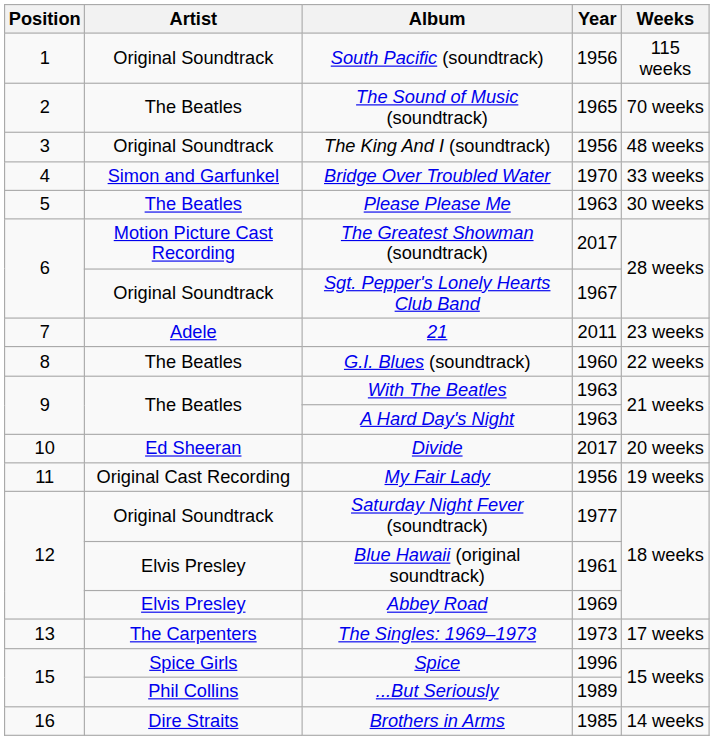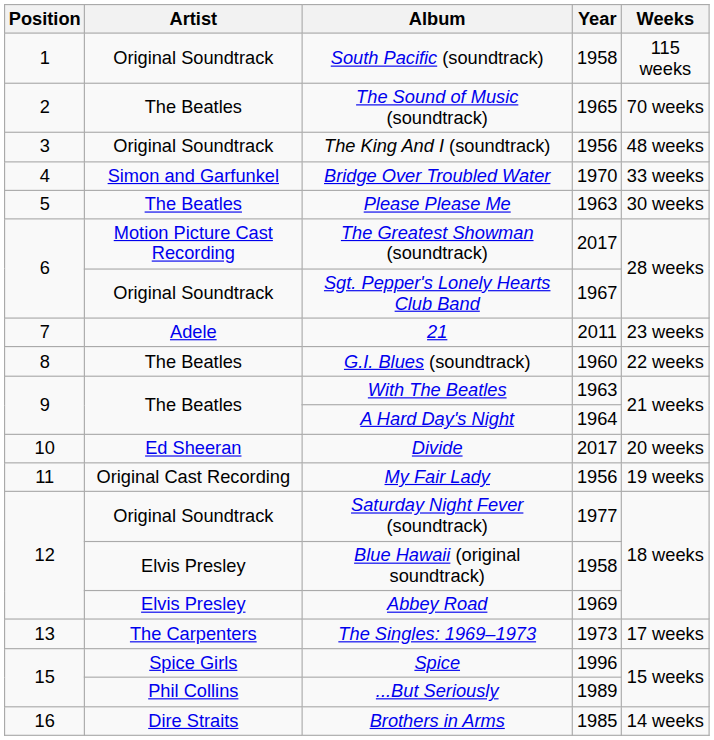(597, 58) 1956 -> (597, 58) 1958
(597, 419) 1963 -> (597, 419) 1964
(597, 565) 1961 -> (597, 565) 1958
